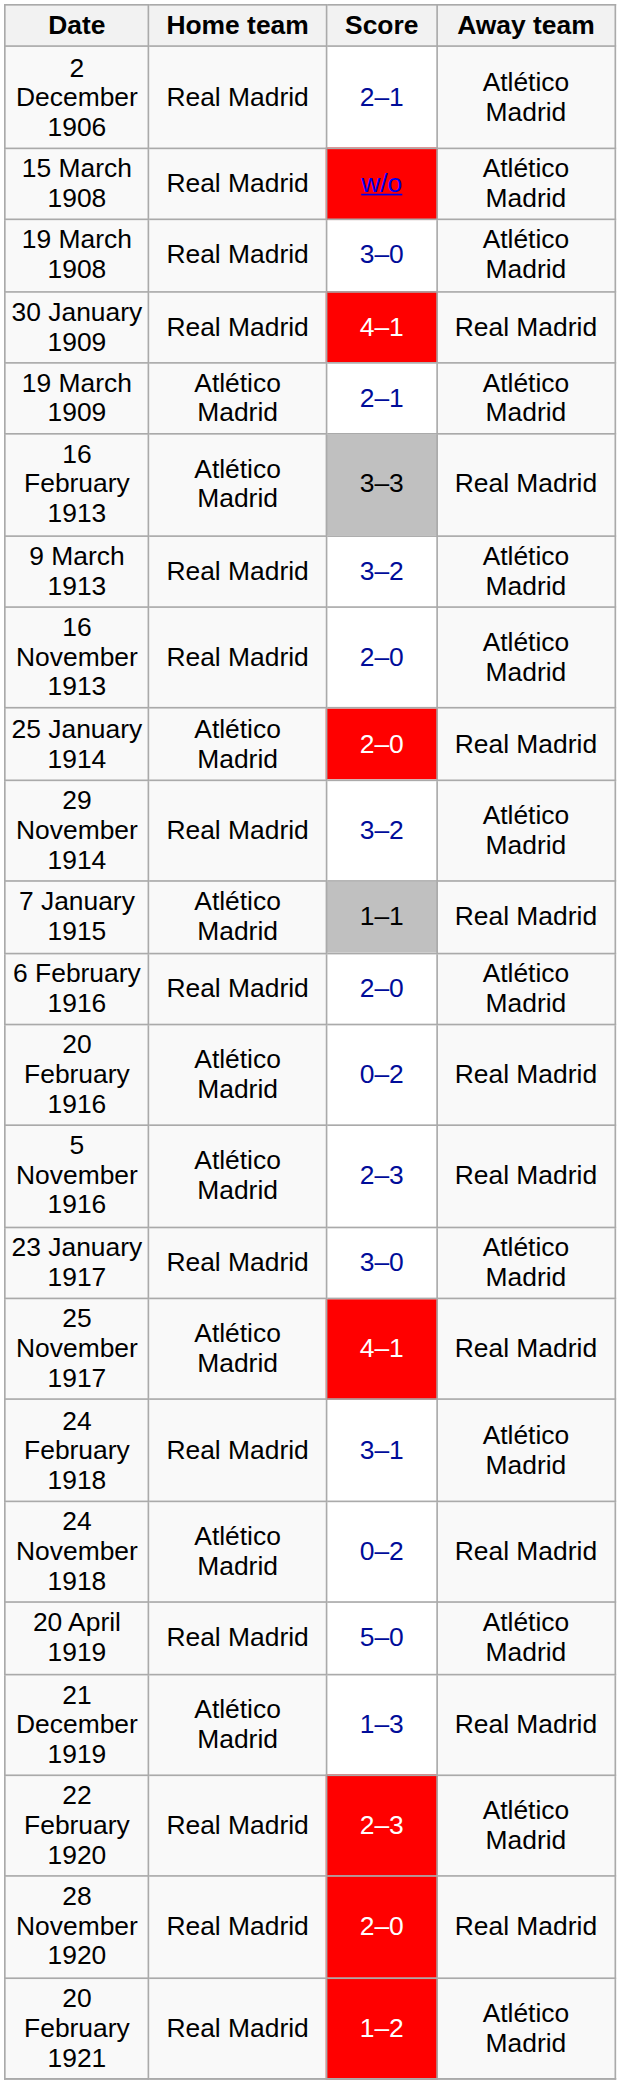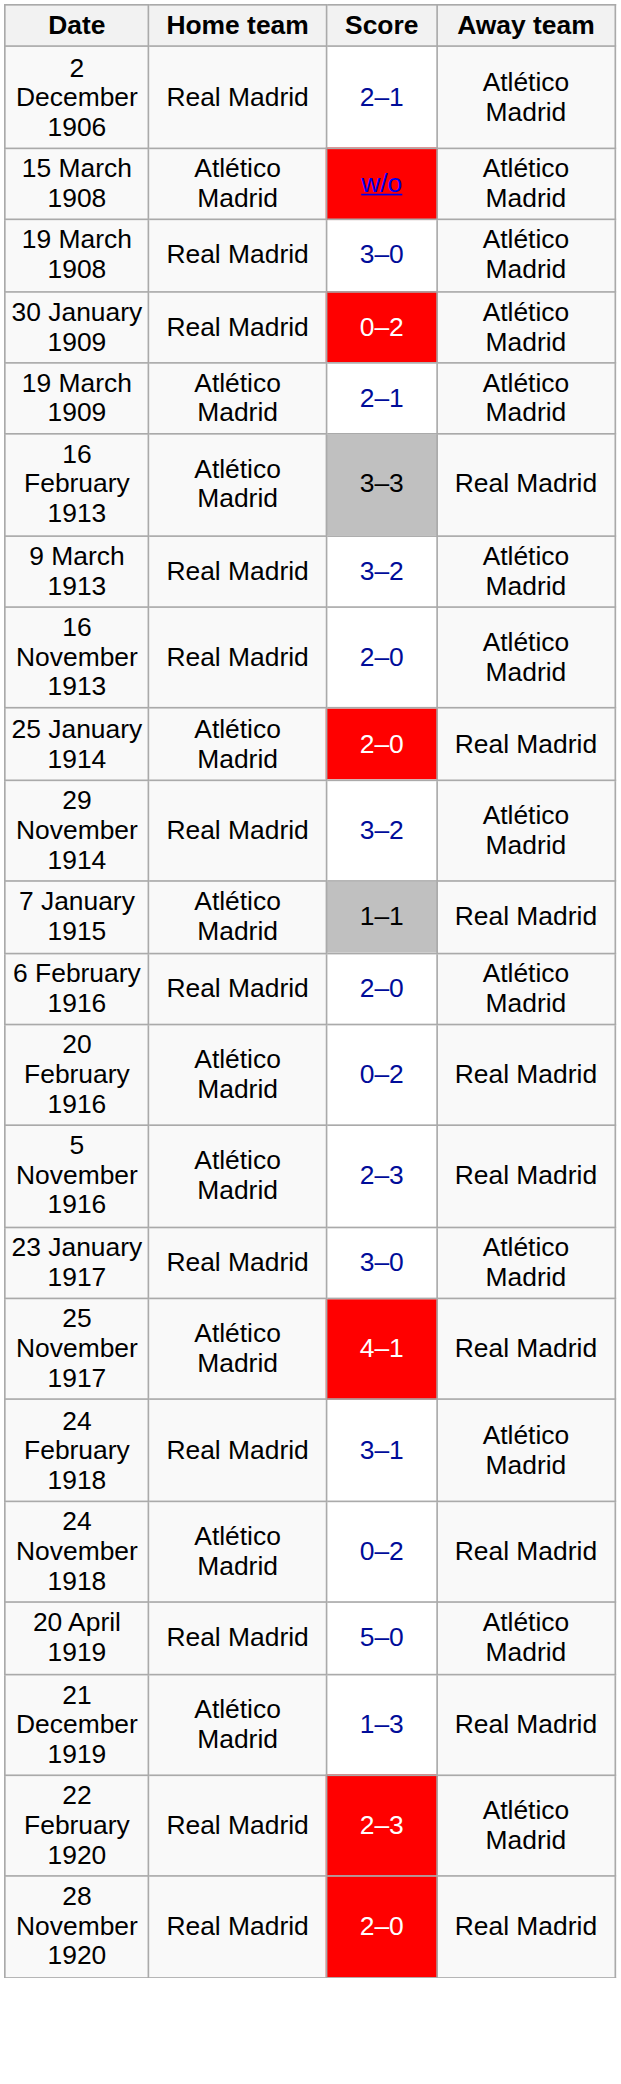(238, 183) Real Madrid -> (238, 183) Atlético Madrid
(382, 326) 4–1 -> (382, 326) 0–2
(526, 326) Real Madrid -> (526, 326) Atlético Madrid
- row: (77, 2027)
